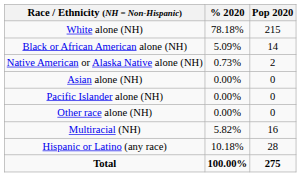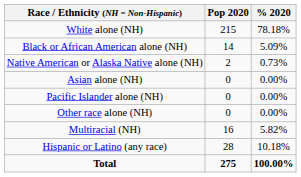columns swapped: (273, 12) <-> (227, 12)
